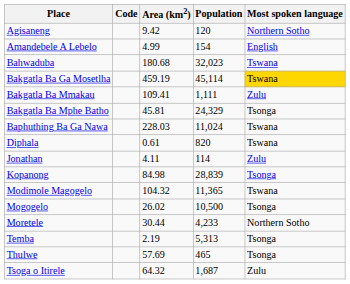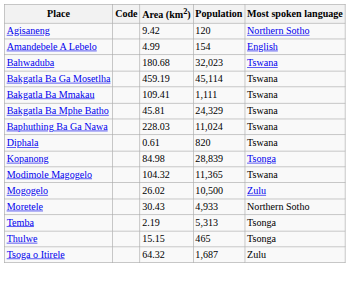(262, 79) gold background -> (262, 79) no background
(257, 95) Zulu -> (262, 95) Tswana
(262, 111) Tsonga -> (262, 111) Tswana
- row: (25, 159)
(262, 207) Tsonga -> (257, 191) Zulu
(154, 223) 30.44 -> (154, 207) 30.43
(207, 223) 4,233 -> (207, 207) 4,933
(154, 255) 57.69 -> (154, 239) 15.15
